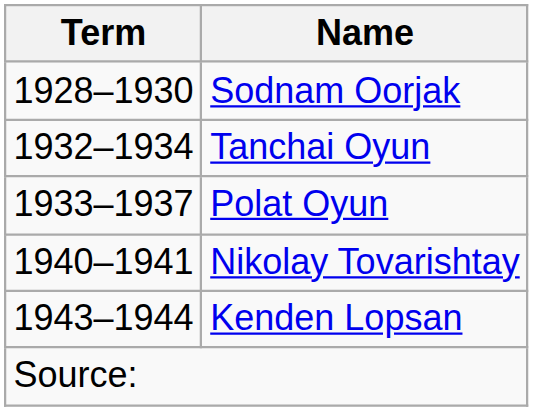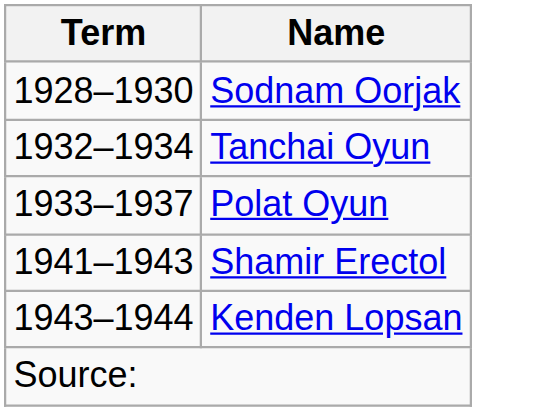- row: (365, 261)
+ row: (328, 261)
